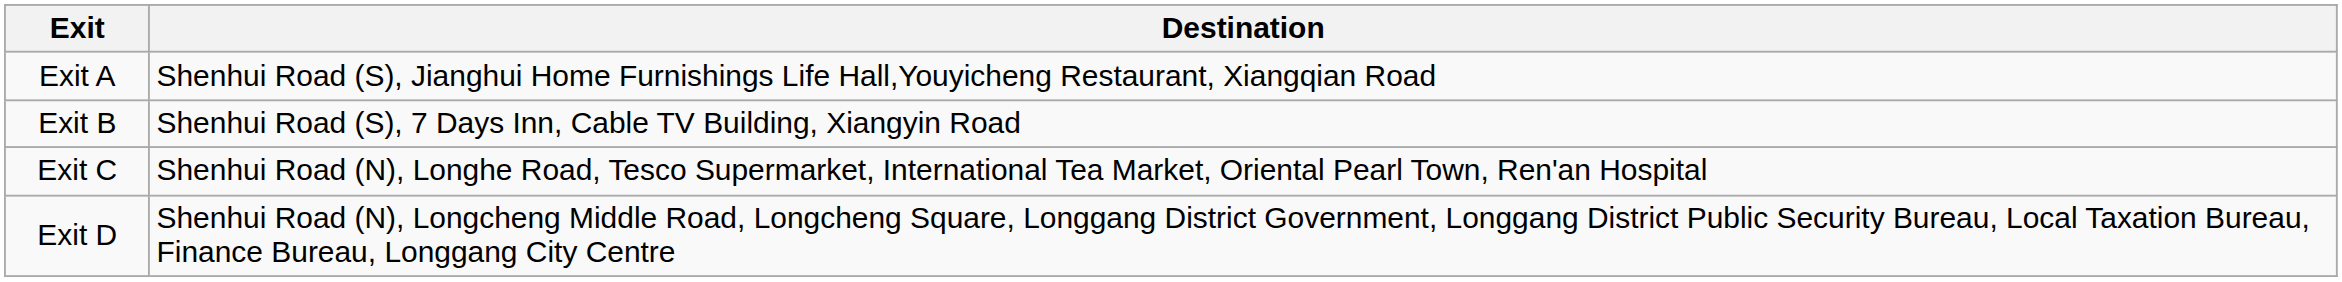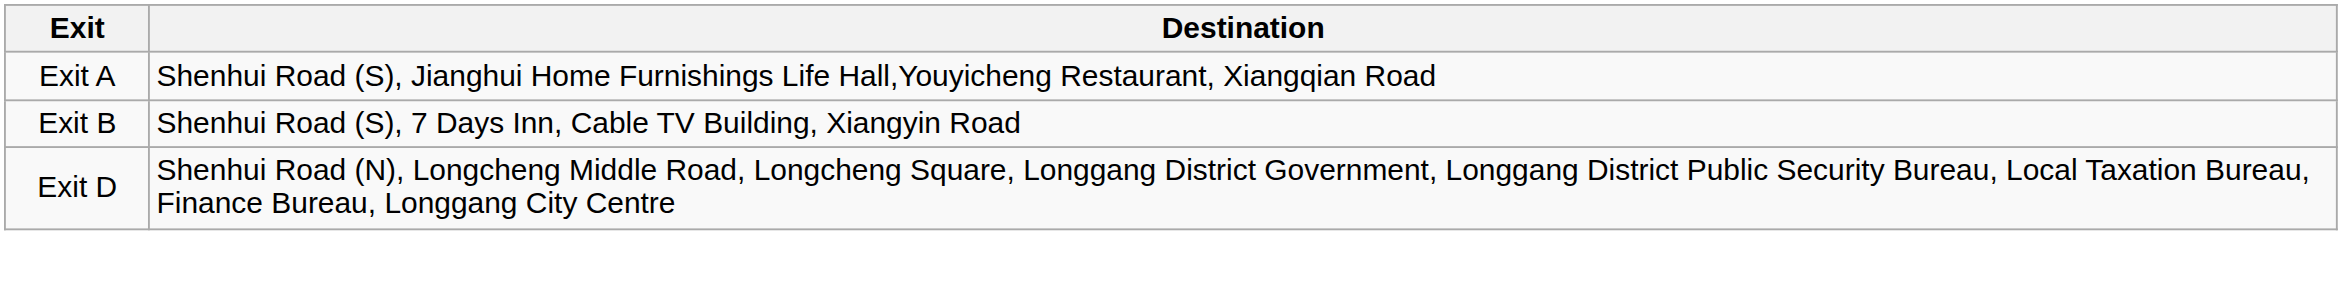- row: (77, 170)
